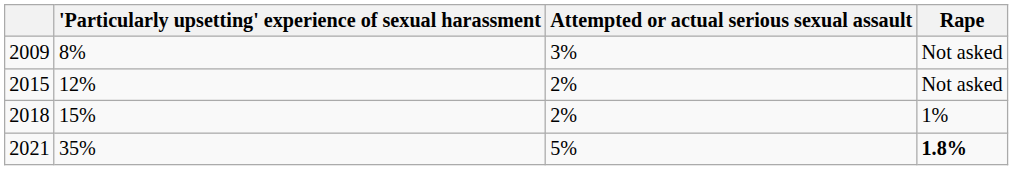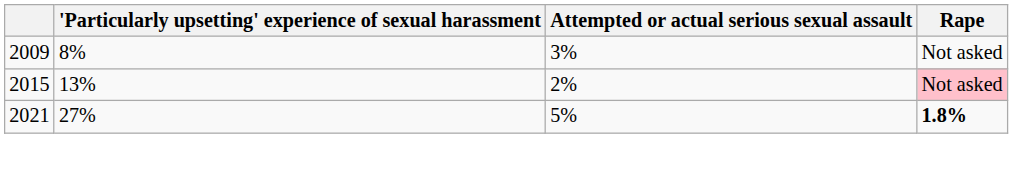(77, 84) 12% -> (77, 84) 13%
(962, 84) no background -> (962, 84) pink background
- row: (29, 116)
(77, 148) 35% -> (77, 116) 27%
